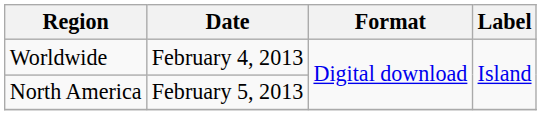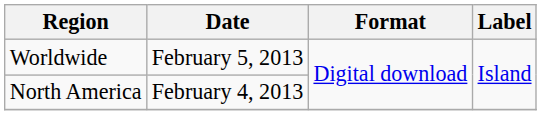(228, 57) February 4, 2013 -> (228, 57) February 5, 2013
(228, 92) February 5, 2013 -> (228, 92) February 4, 2013
